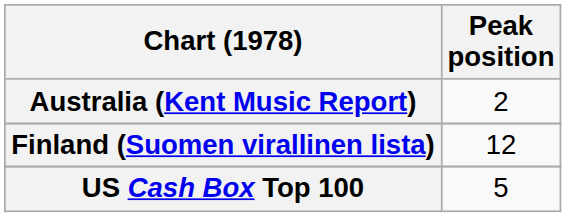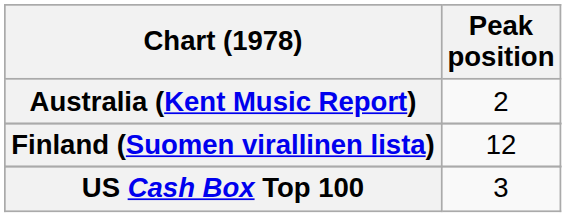(501, 188) 5 -> (501, 188) 3
